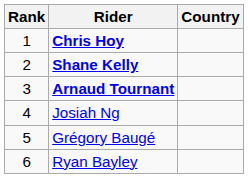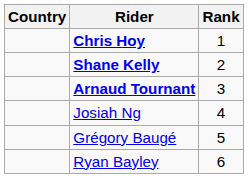columns swapped: (27, 17) <-> (210, 17)
